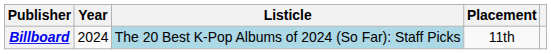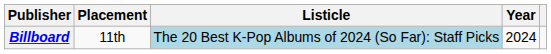columns swapped: (93, 15) <-> (502, 15)
